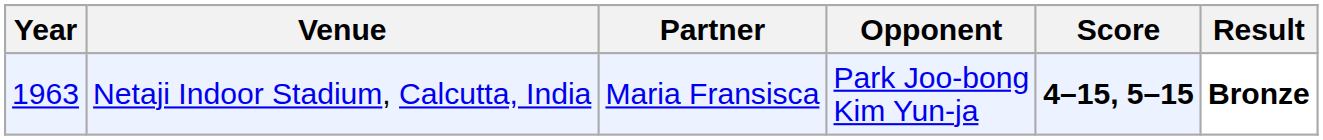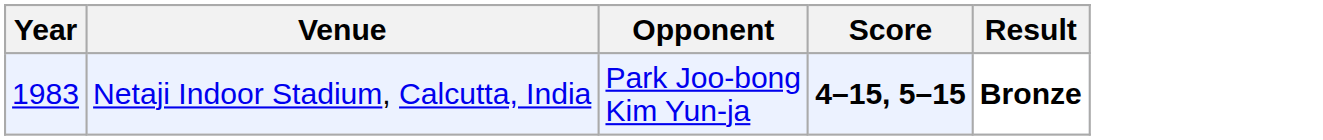- column: (712, 29)
(46, 93) 1963 -> (46, 93) 1983
